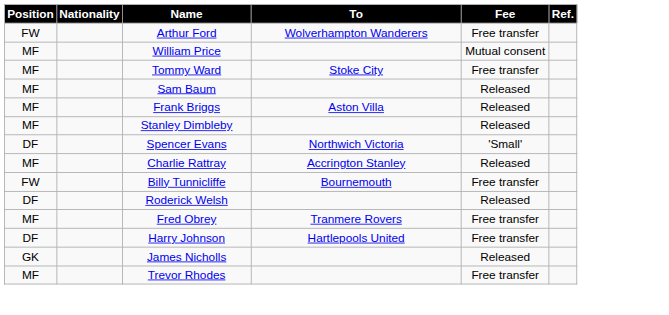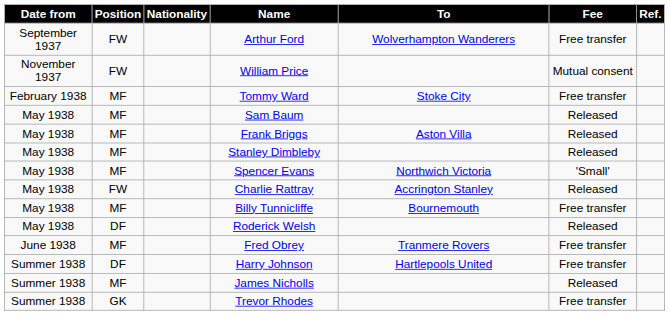+ column: (48, 14)
(30, 51) MF -> (118, 71) FW
(30, 145) DF -> (118, 171) MF
(30, 163) MF -> (118, 190) FW
(30, 182) FW -> (118, 208) MF
(30, 257) GK -> (118, 283) MF
(30, 275) MF -> (118, 302) GK
